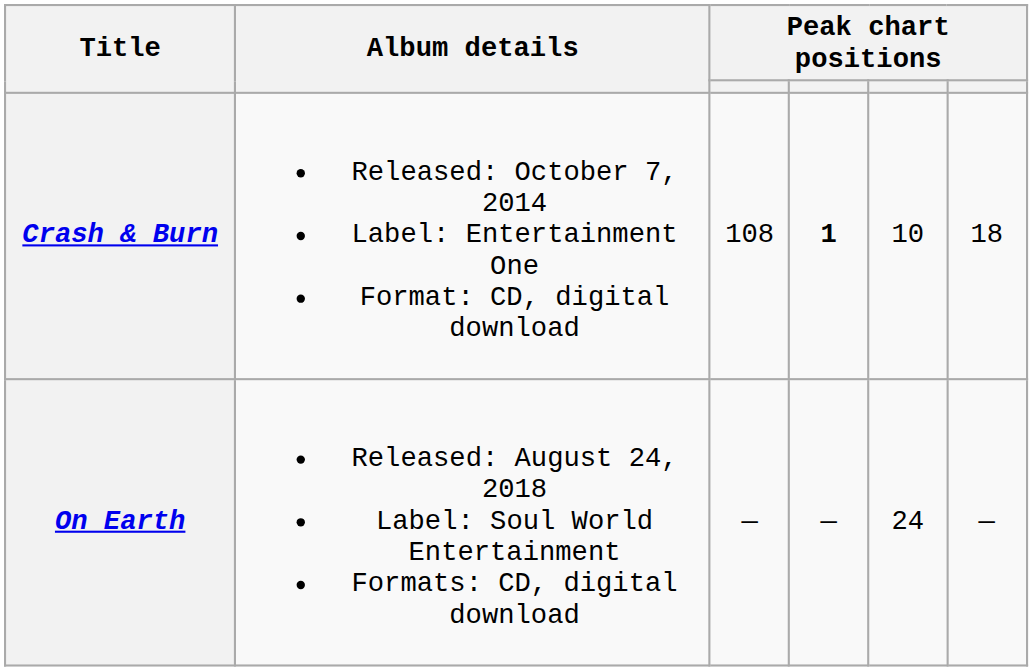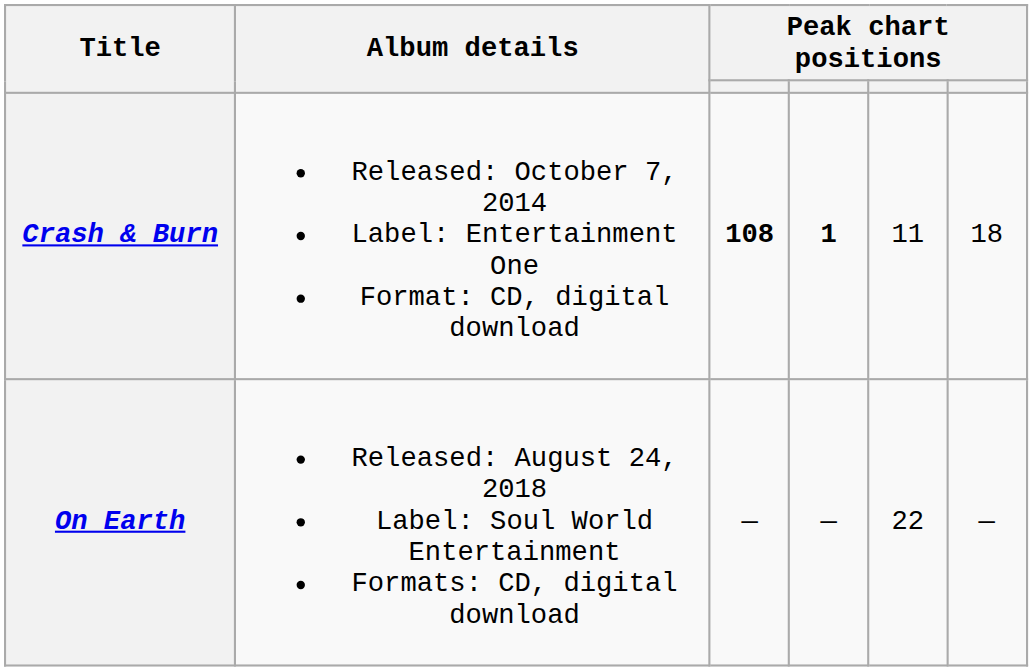(750, 235) normal -> (750, 235) bold
(908, 235) 10 -> (908, 235) 11
(908, 522) 24 -> (908, 522) 22
